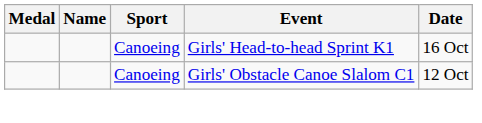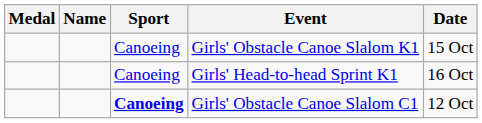+ row: (305, 47)
(147, 75) normal -> (149, 103) bold
